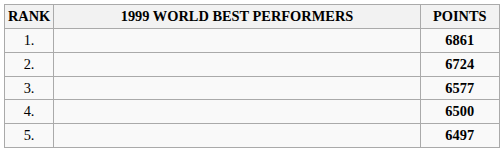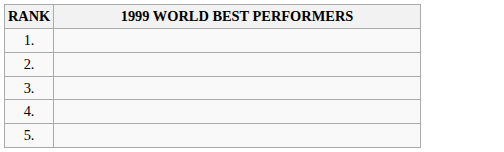- column: (460, 16)
